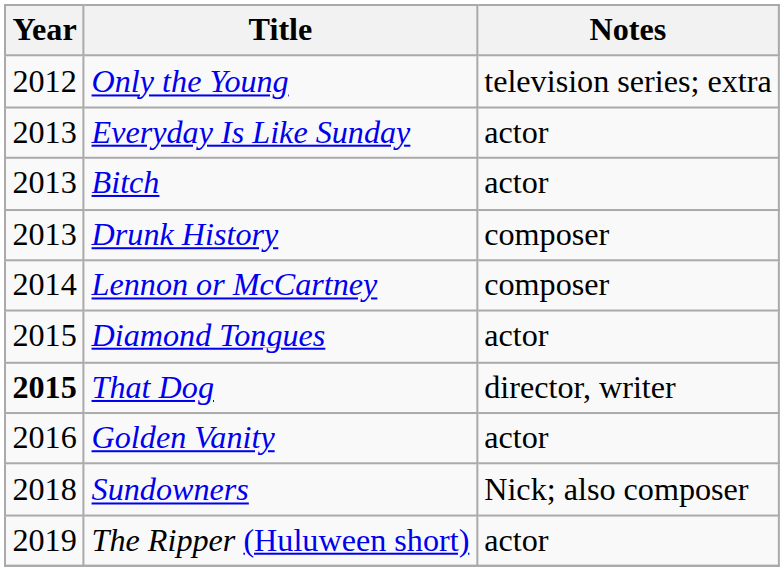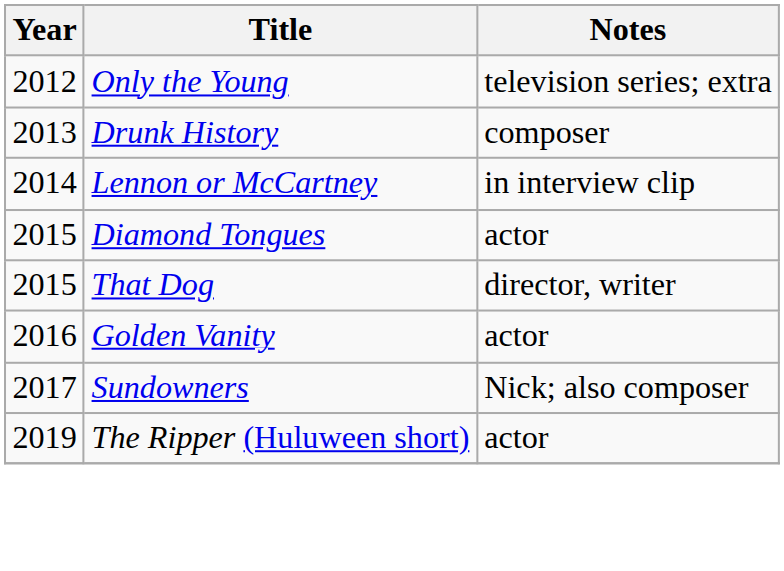- row: (251, 132)
- row: (125, 183)
(547, 285) composer -> (590, 183) in interview clip
(45, 387) bold -> (45, 285) normal
(45, 489) 2018 -> (45, 387) 2017
